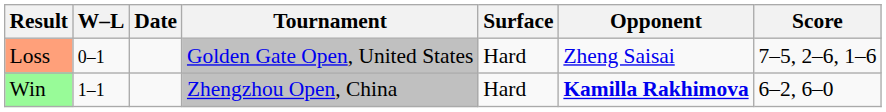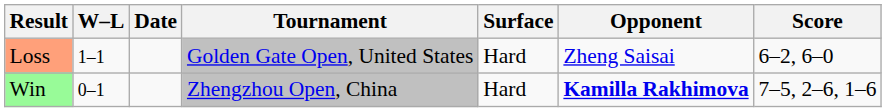(91, 56) 0–1 -> (91, 56) 1–1
(817, 55) 7–5, 2–6, 1–6 -> (796, 55) 6–2, 6–0
(91, 90) 1–1 -> (91, 90) 0–1
(796, 89) 6–2, 6–0 -> (817, 89) 7–5, 2–6, 1–6
